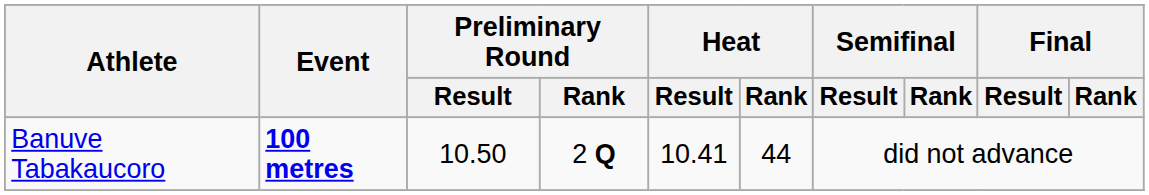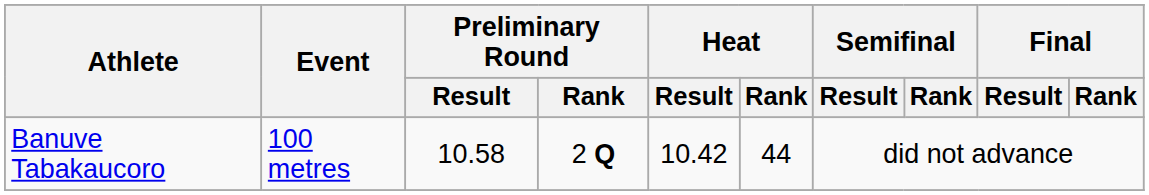(309, 154) bold -> (309, 154) normal
(473, 154) 10.50 -> (471, 154) 10.58
(694, 154) 10.41 -> (694, 154) 10.42
